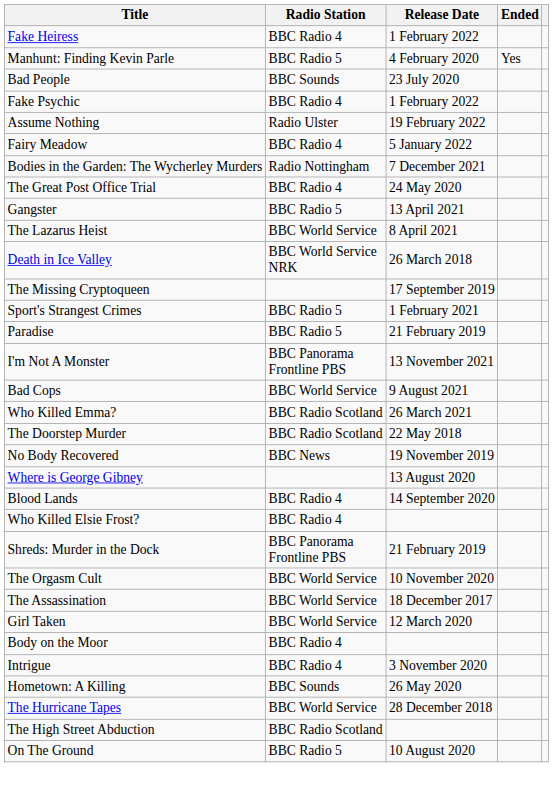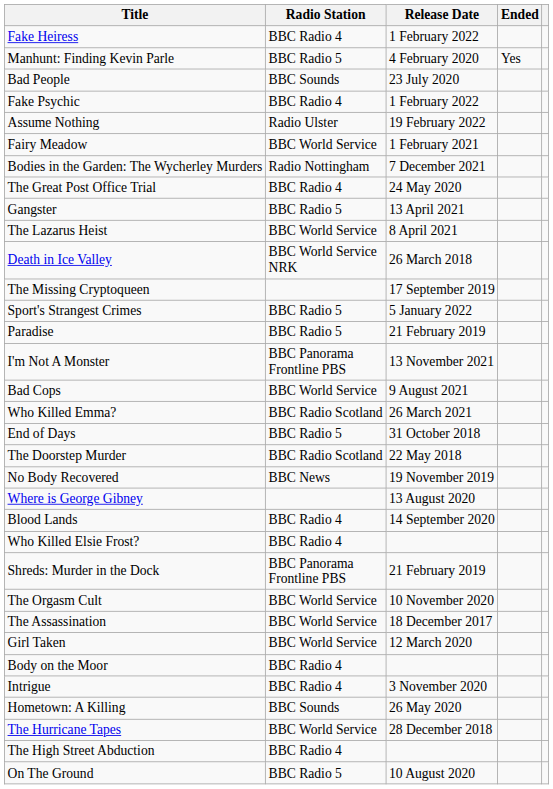(305, 144) BBC Radio 4 -> (323, 144) BBC World Service
(430, 144) 5 January 2022 -> (434, 144) 1 February 2021
(434, 310) 1 February 2021 -> (430, 310) 5 January 2022
+ row: (42, 434)
(326, 729) BBC Radio Scotland -> (305, 751) BBC Radio 4
